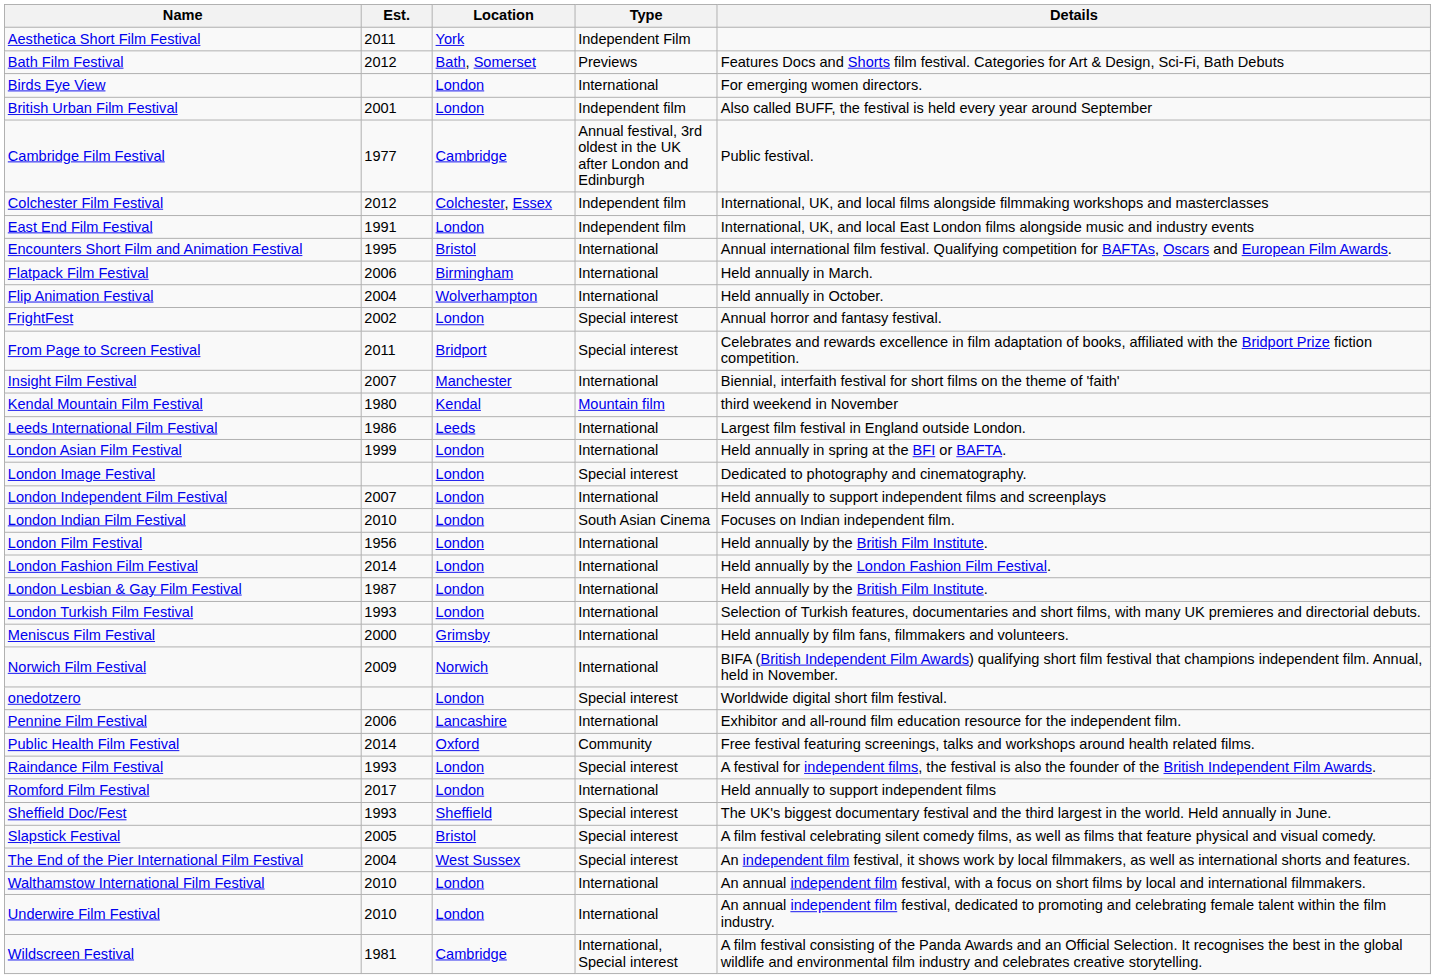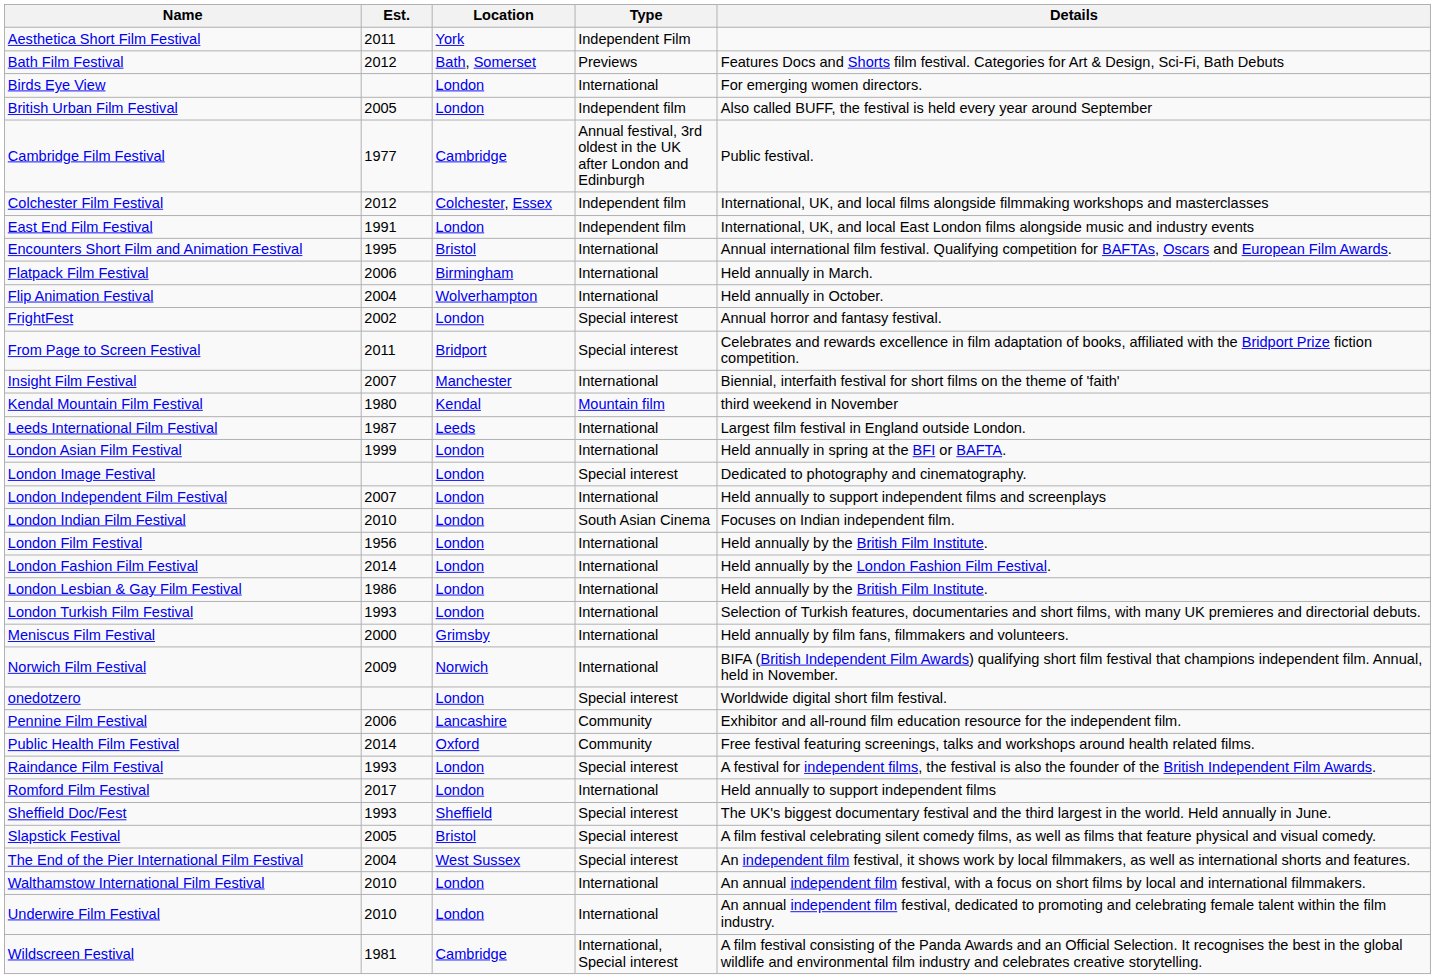(380, 108) 2001 -> (380, 108) 2005
(380, 427) 1986 -> (380, 427) 1987
(380, 589) 1987 -> (380, 589) 1986
(618, 721) International -> (615, 721) Community
